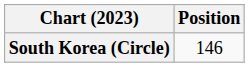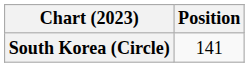(209, 47) 146 -> (209, 47) 141
